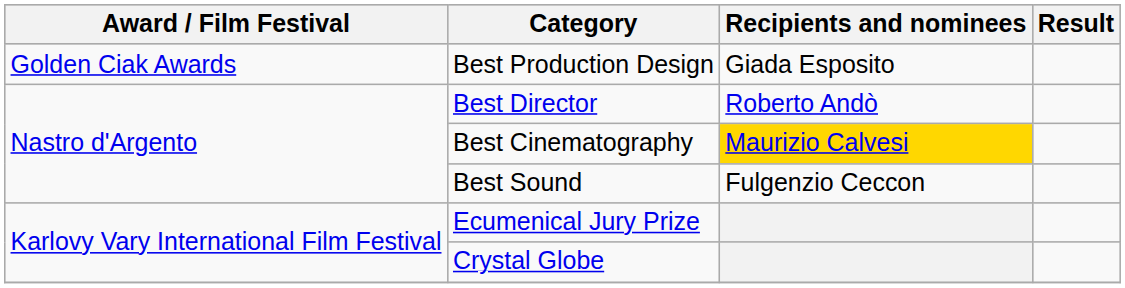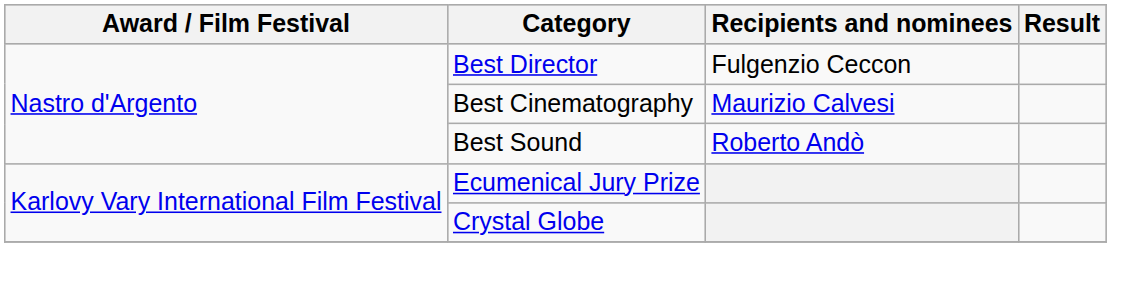- row: (583, 63)
(802, 103) Roberto Andò -> (811, 63) Fulgenzio Ceccon
(817, 143) gold background -> (803, 103) no background
(825, 182) Fulgenzio Ceccon -> (788, 143) Roberto Andò
